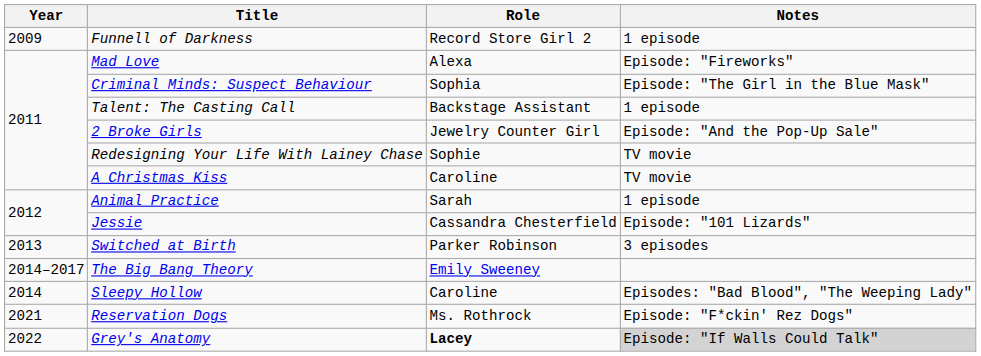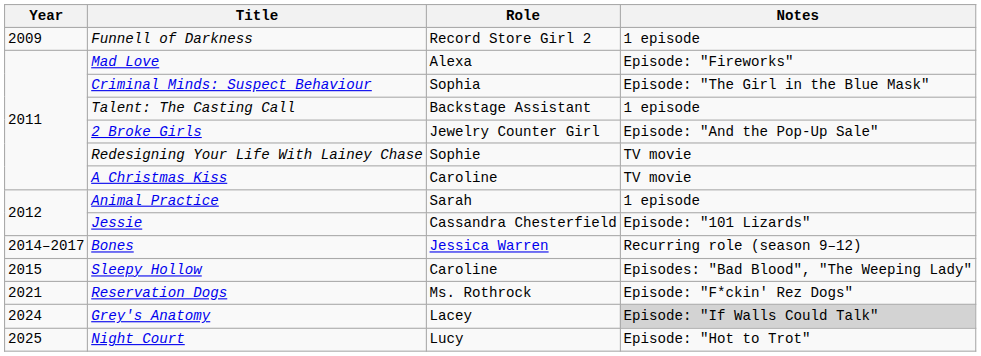- row: (163, 247)
- row: (172, 270)
+ row: (112, 247)
(25, 293) 2014 -> (25, 270) 2015
(25, 339) 2022 -> (25, 316) 2024
(451, 339) bold -> (451, 316) normal
+ row: (138, 339)
